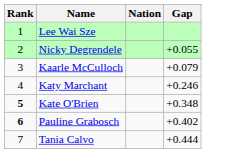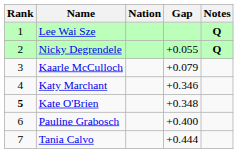+ column: (217, 13)
(182, 85) +0.246 -> (182, 85) +0.346
(20, 121) bold -> (20, 121) normal
(182, 121) +0.402 -> (182, 121) +0.400
